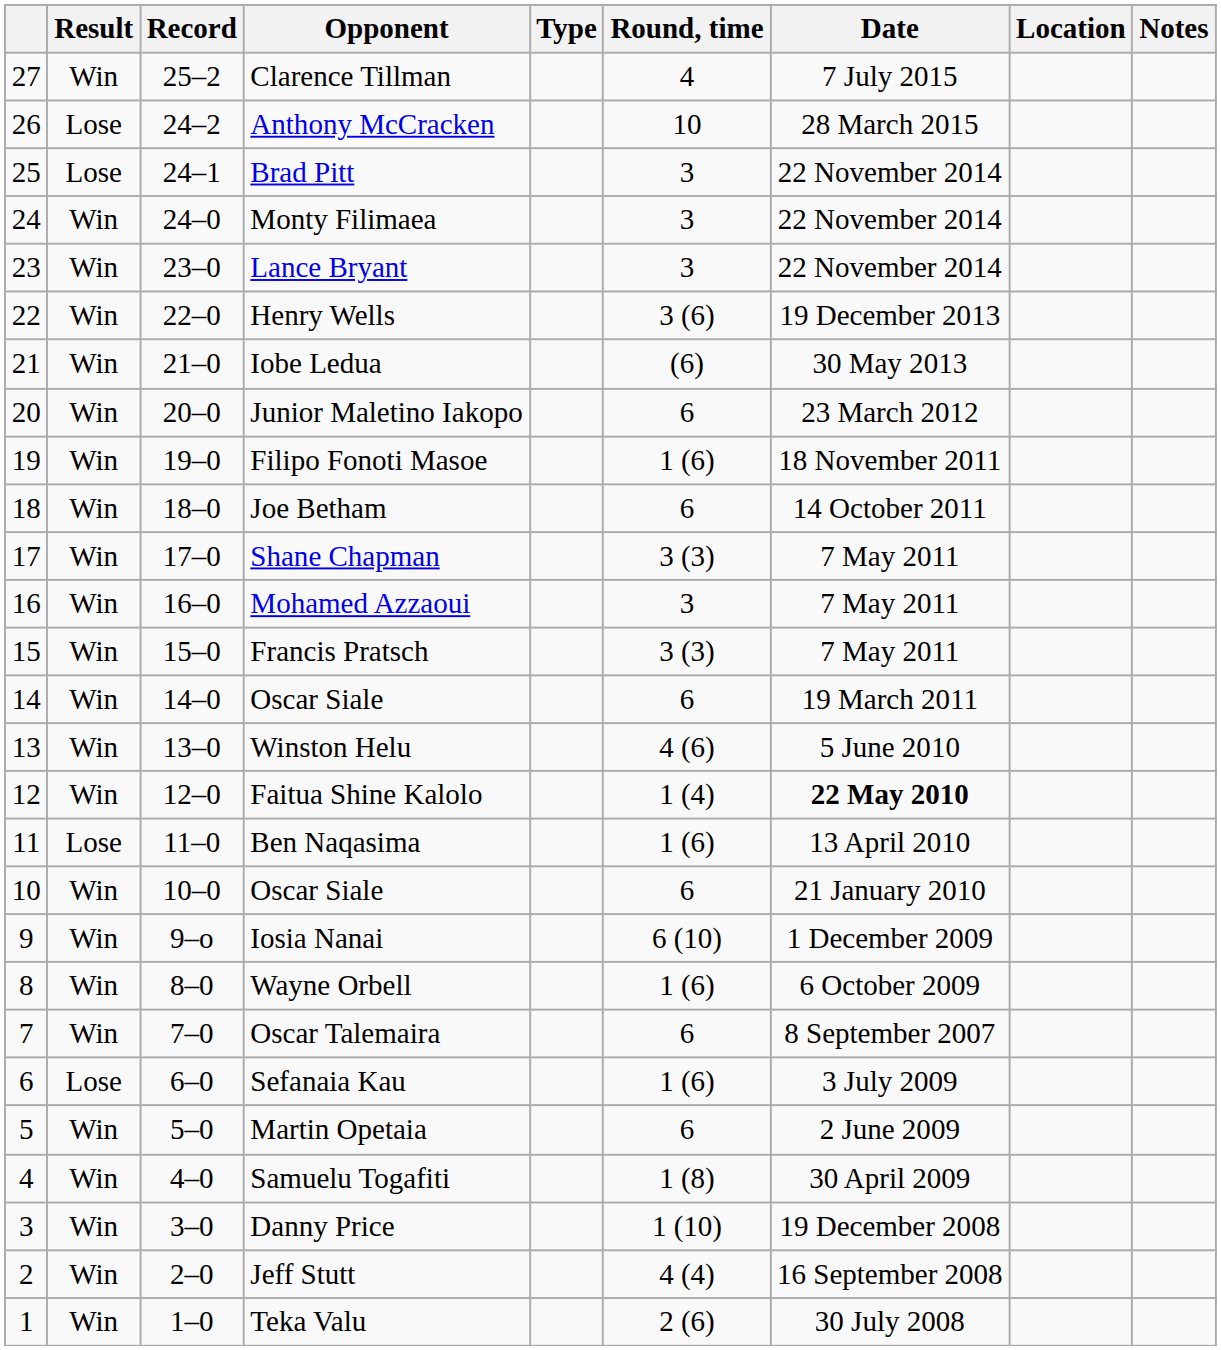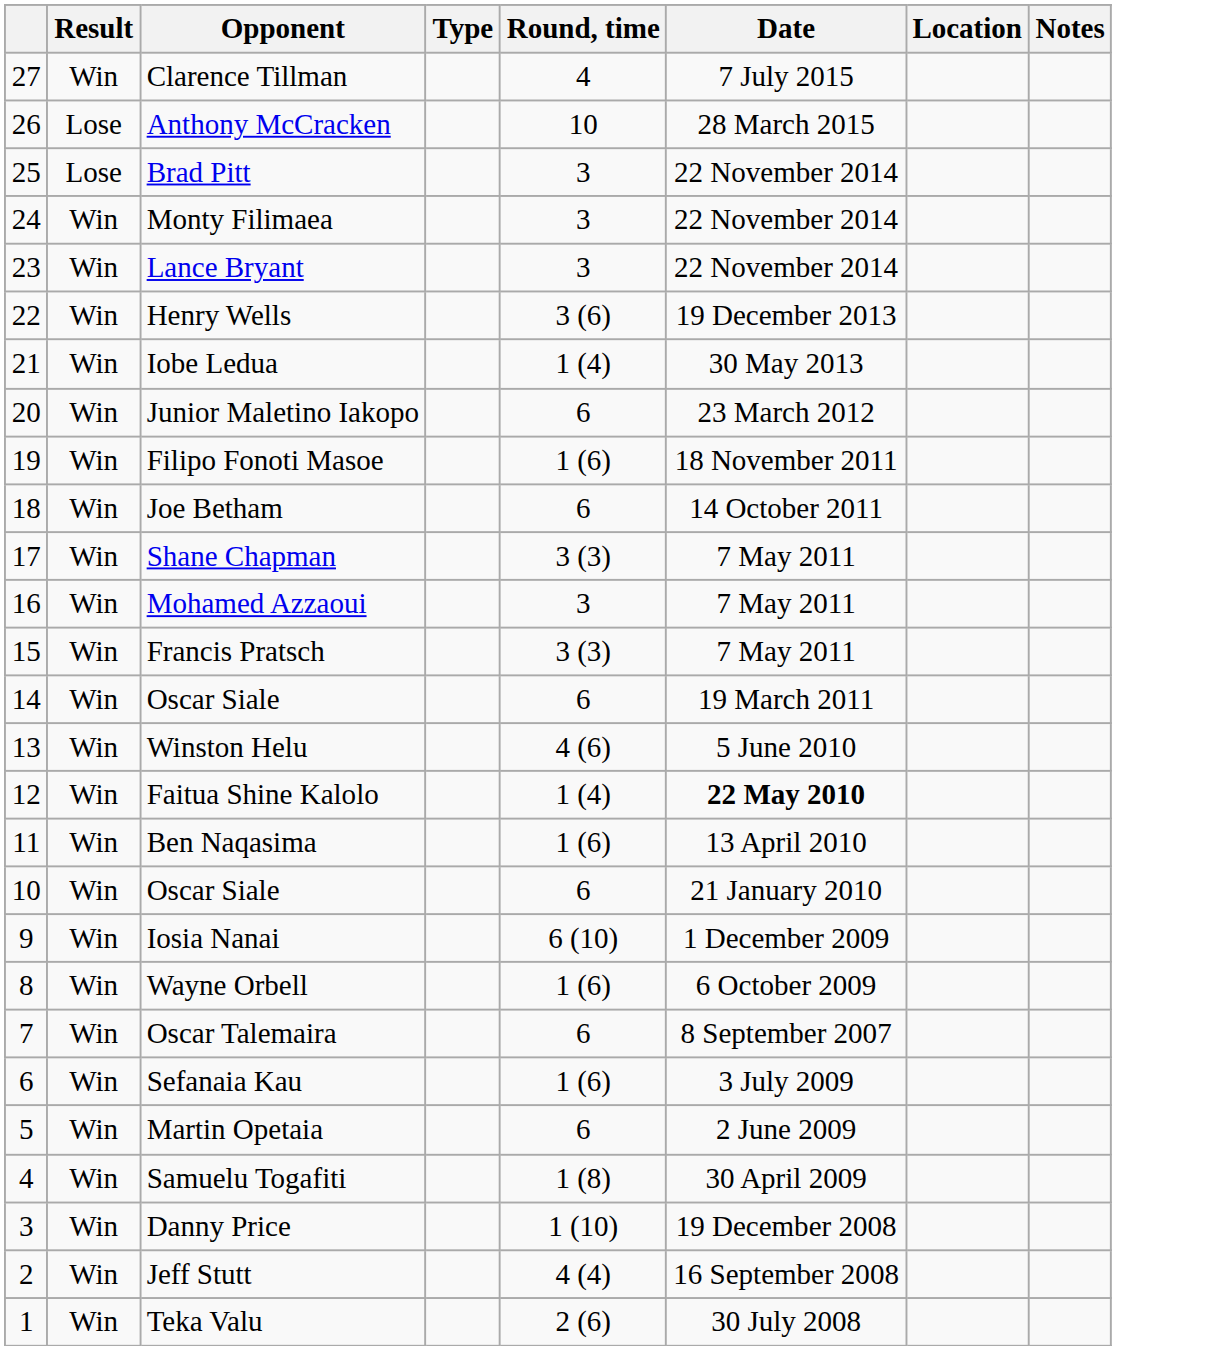- column: (192, 28)
(687, 363) (6) -> (583, 363) 1 (4)
(94, 842) Lose -> (94, 842) Win
(94, 1081) Lose -> (94, 1081) Win
